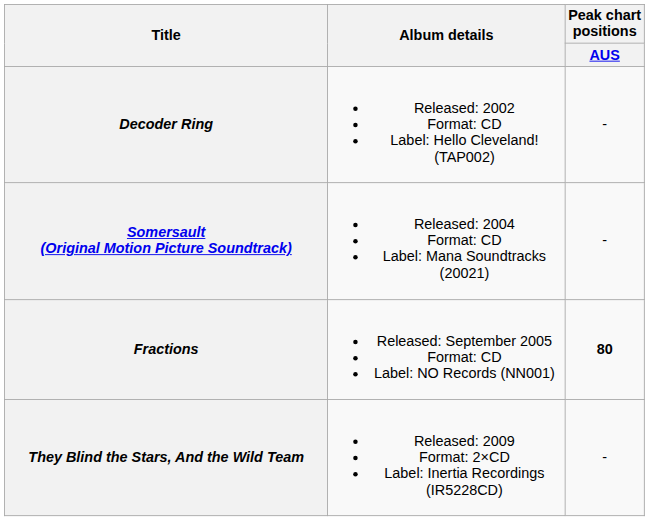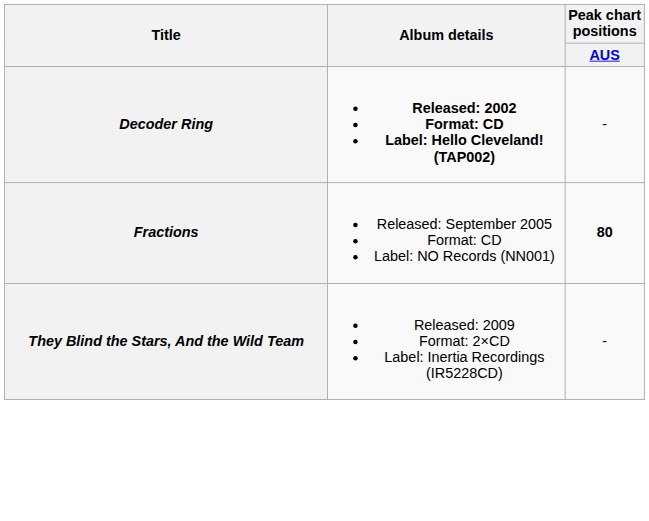(446, 133) normal -> (446, 133) bold
- row: (166, 241)
